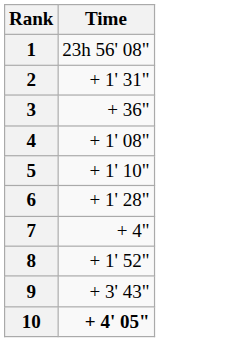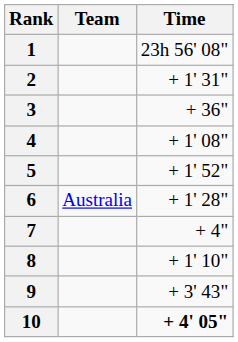+ column: (97, 19)
(120, 170) + 1' 10" -> (198, 170) + 1' 52"
(120, 261) + 1' 52" -> (198, 261) + 1' 10"
